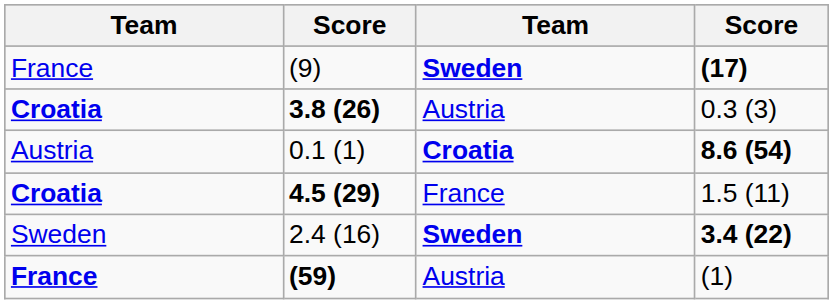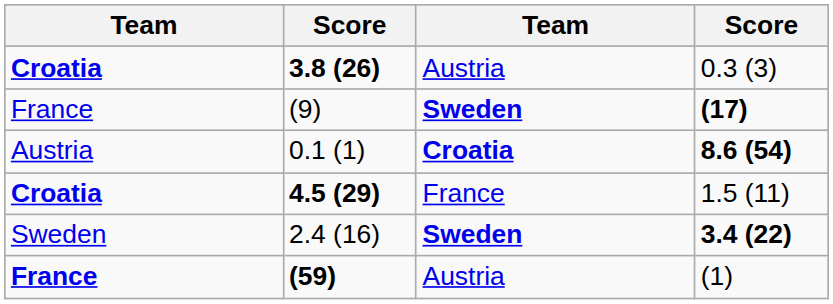rows swapped: (335, 109) <-> (305, 67)
